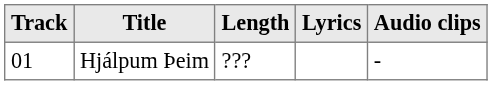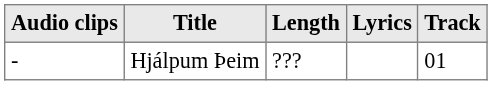columns swapped: (39, 23) <-> (427, 23)
